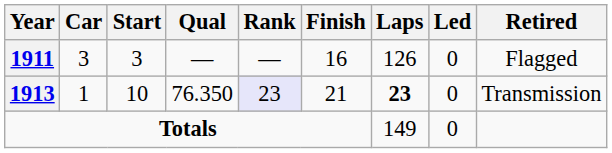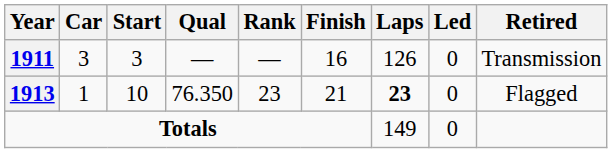(541, 57) Flagged -> (541, 57) Transmission
(270, 93) lavender background -> (270, 93) no background
(541, 93) Transmission -> (541, 93) Flagged
